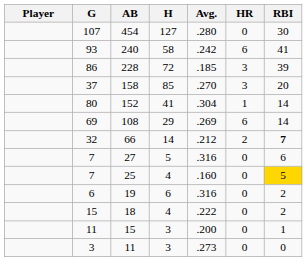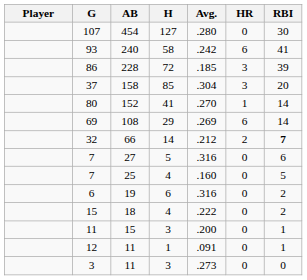(206, 85) .270 -> (206, 85) .304
(206, 103) .304 -> (206, 103) .270
(283, 175) gold background -> (283, 175) no background
+ row: (92, 247)
